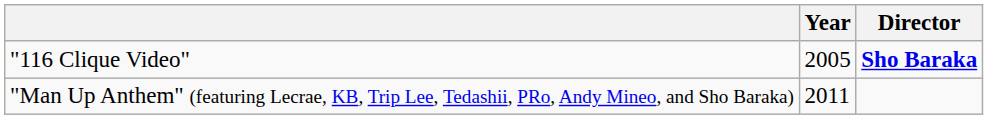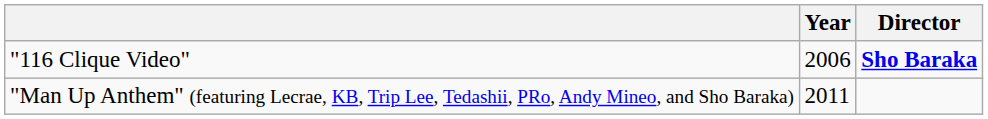(828, 59) 2005 -> (828, 59) 2006
